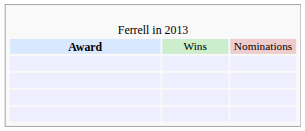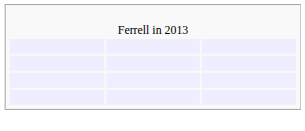- row: (85, 47)
